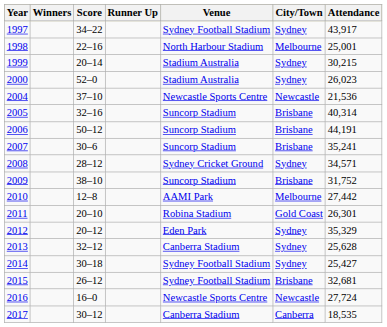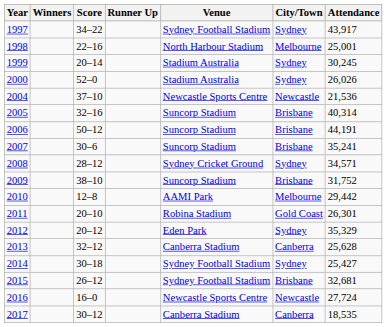(342, 63) 30,215 -> (342, 63) 30,245
(342, 79) 26,023 -> (342, 79) 26,026
(342, 197) 27,442 -> (342, 197) 29,442
(291, 247) Sydney -> (294, 247) Canberra
